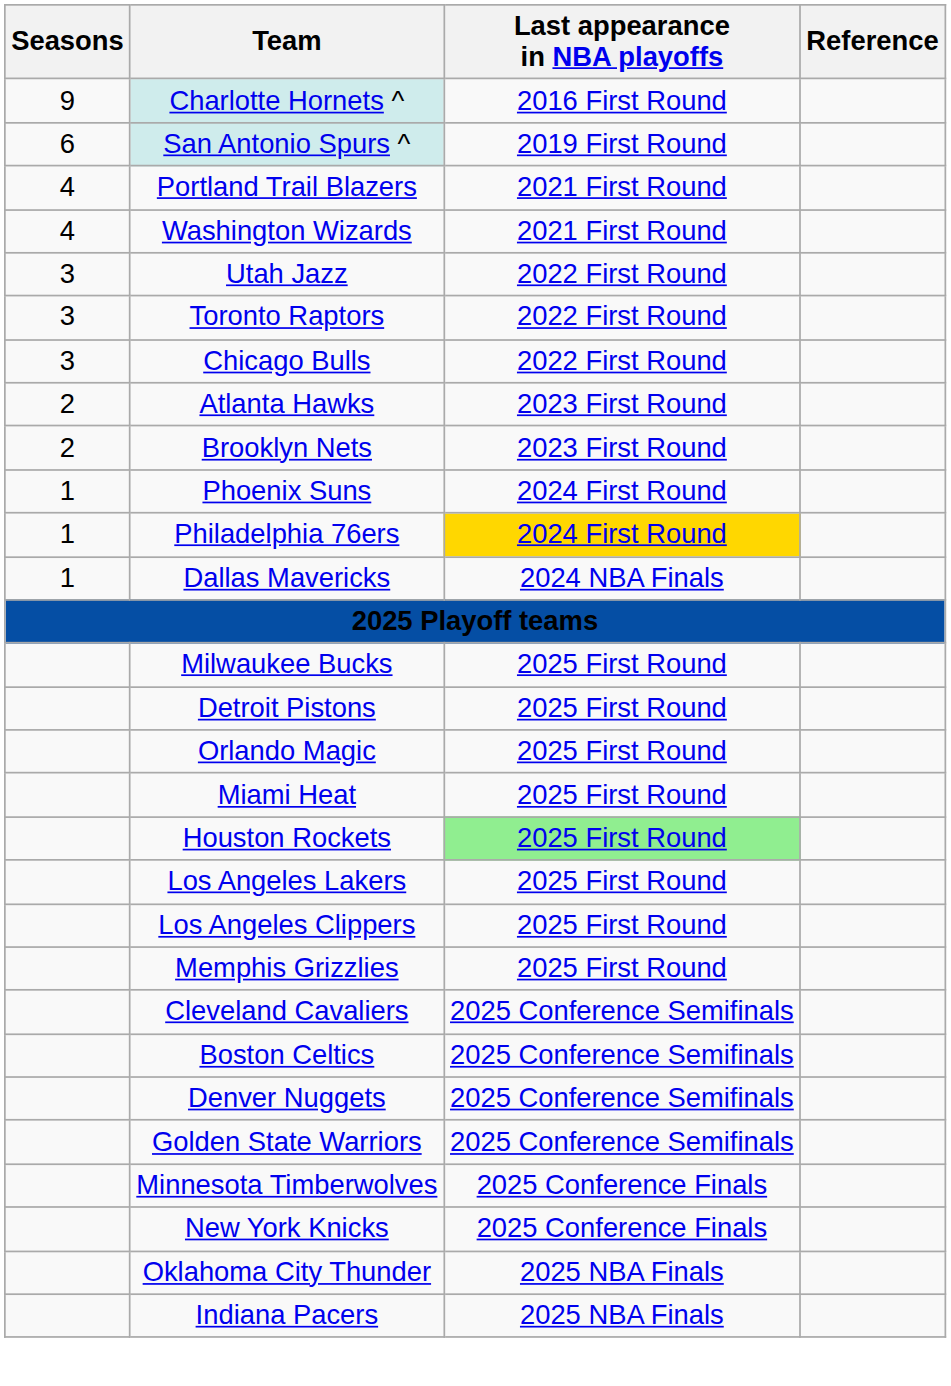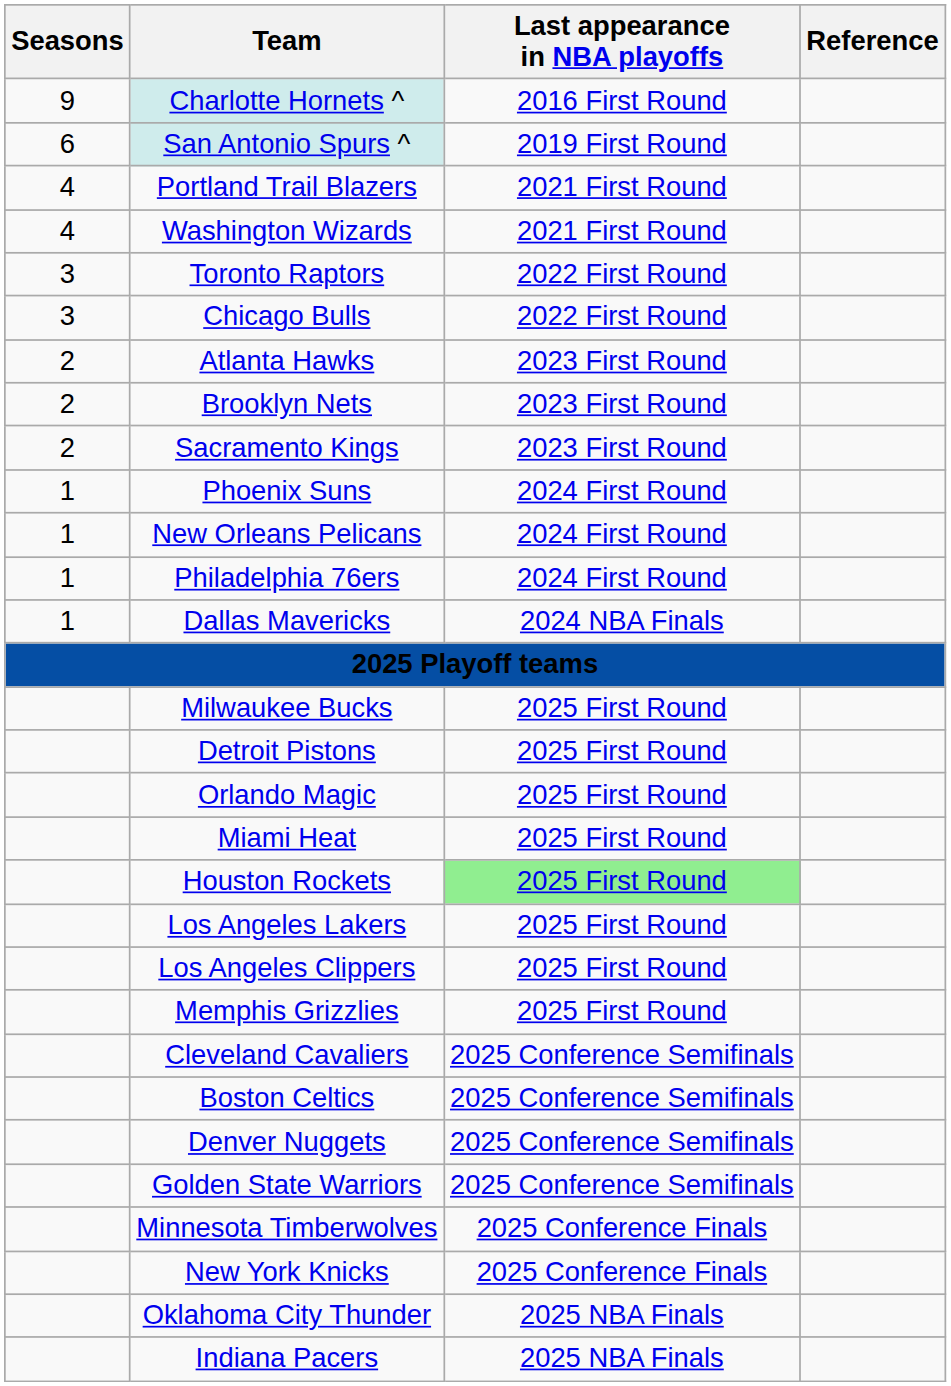- row: (287, 273)
+ row: (287, 447)
+ row: (287, 534)
(622, 534) gold background -> (622, 577) no background
